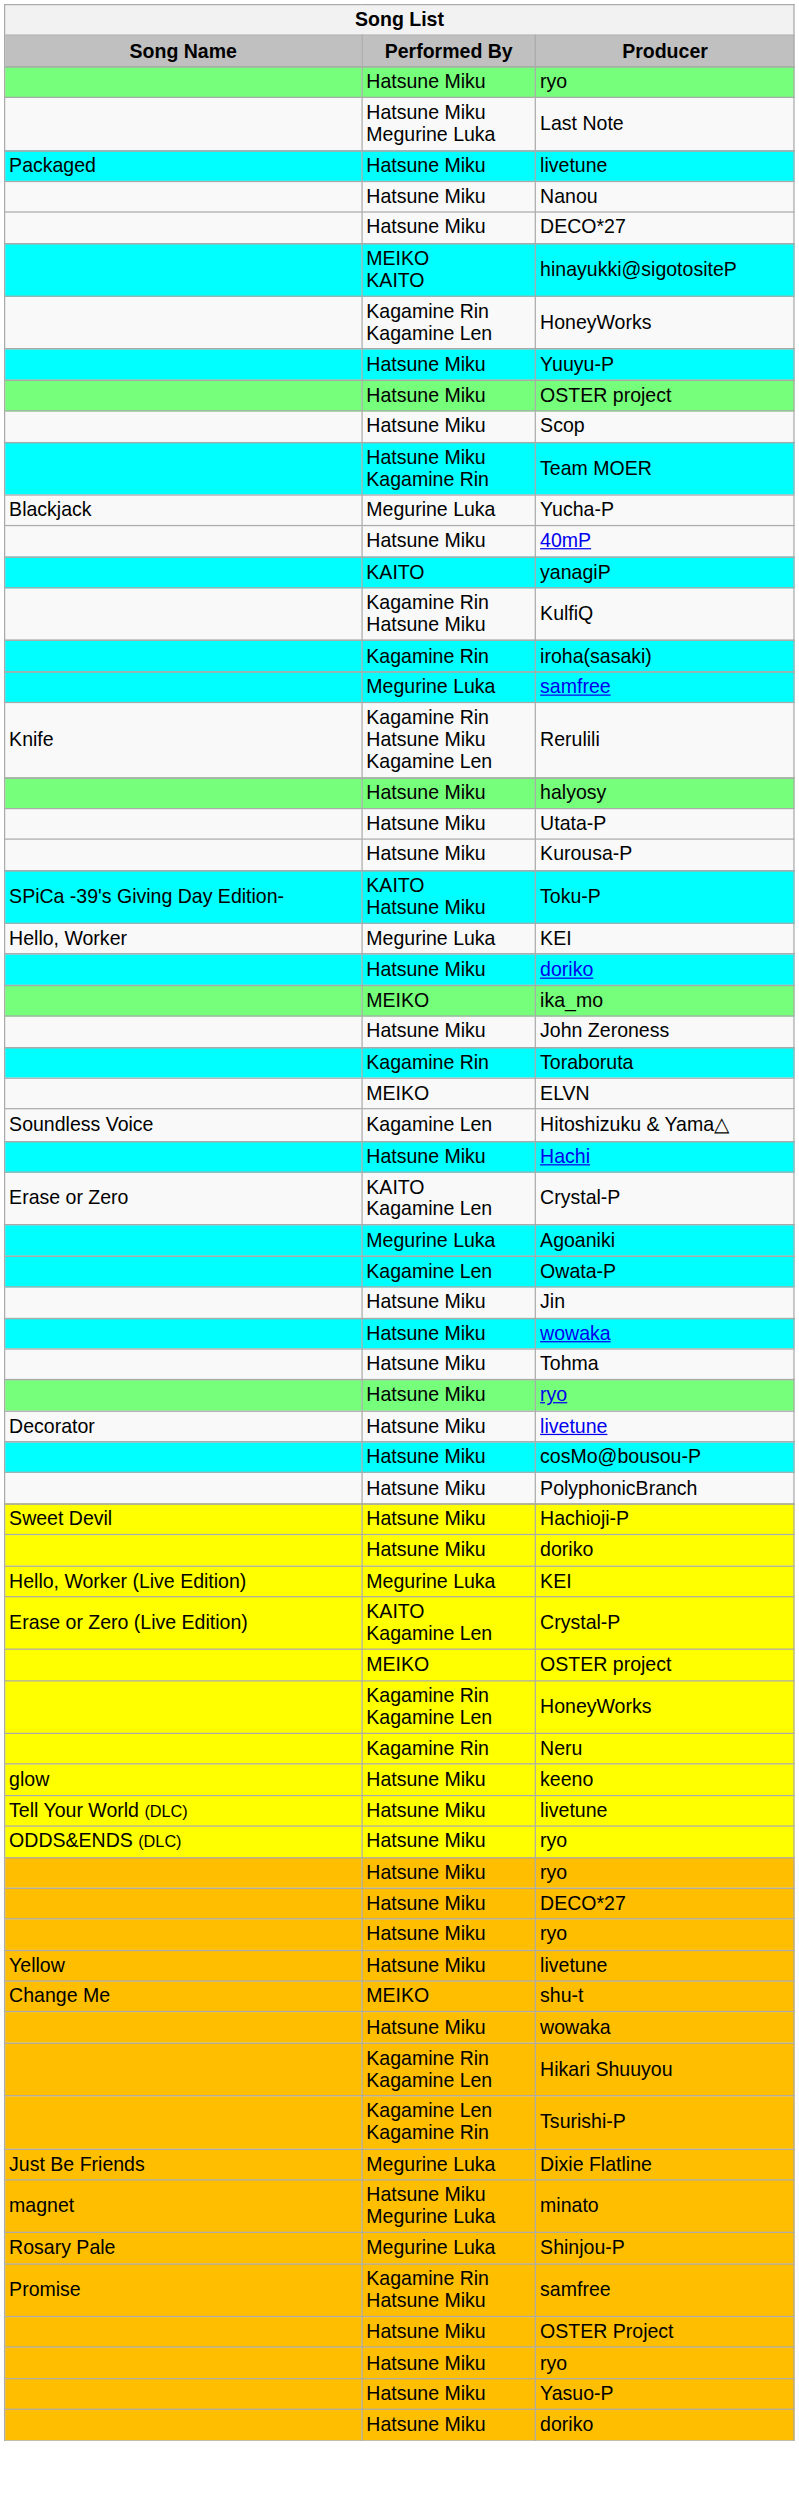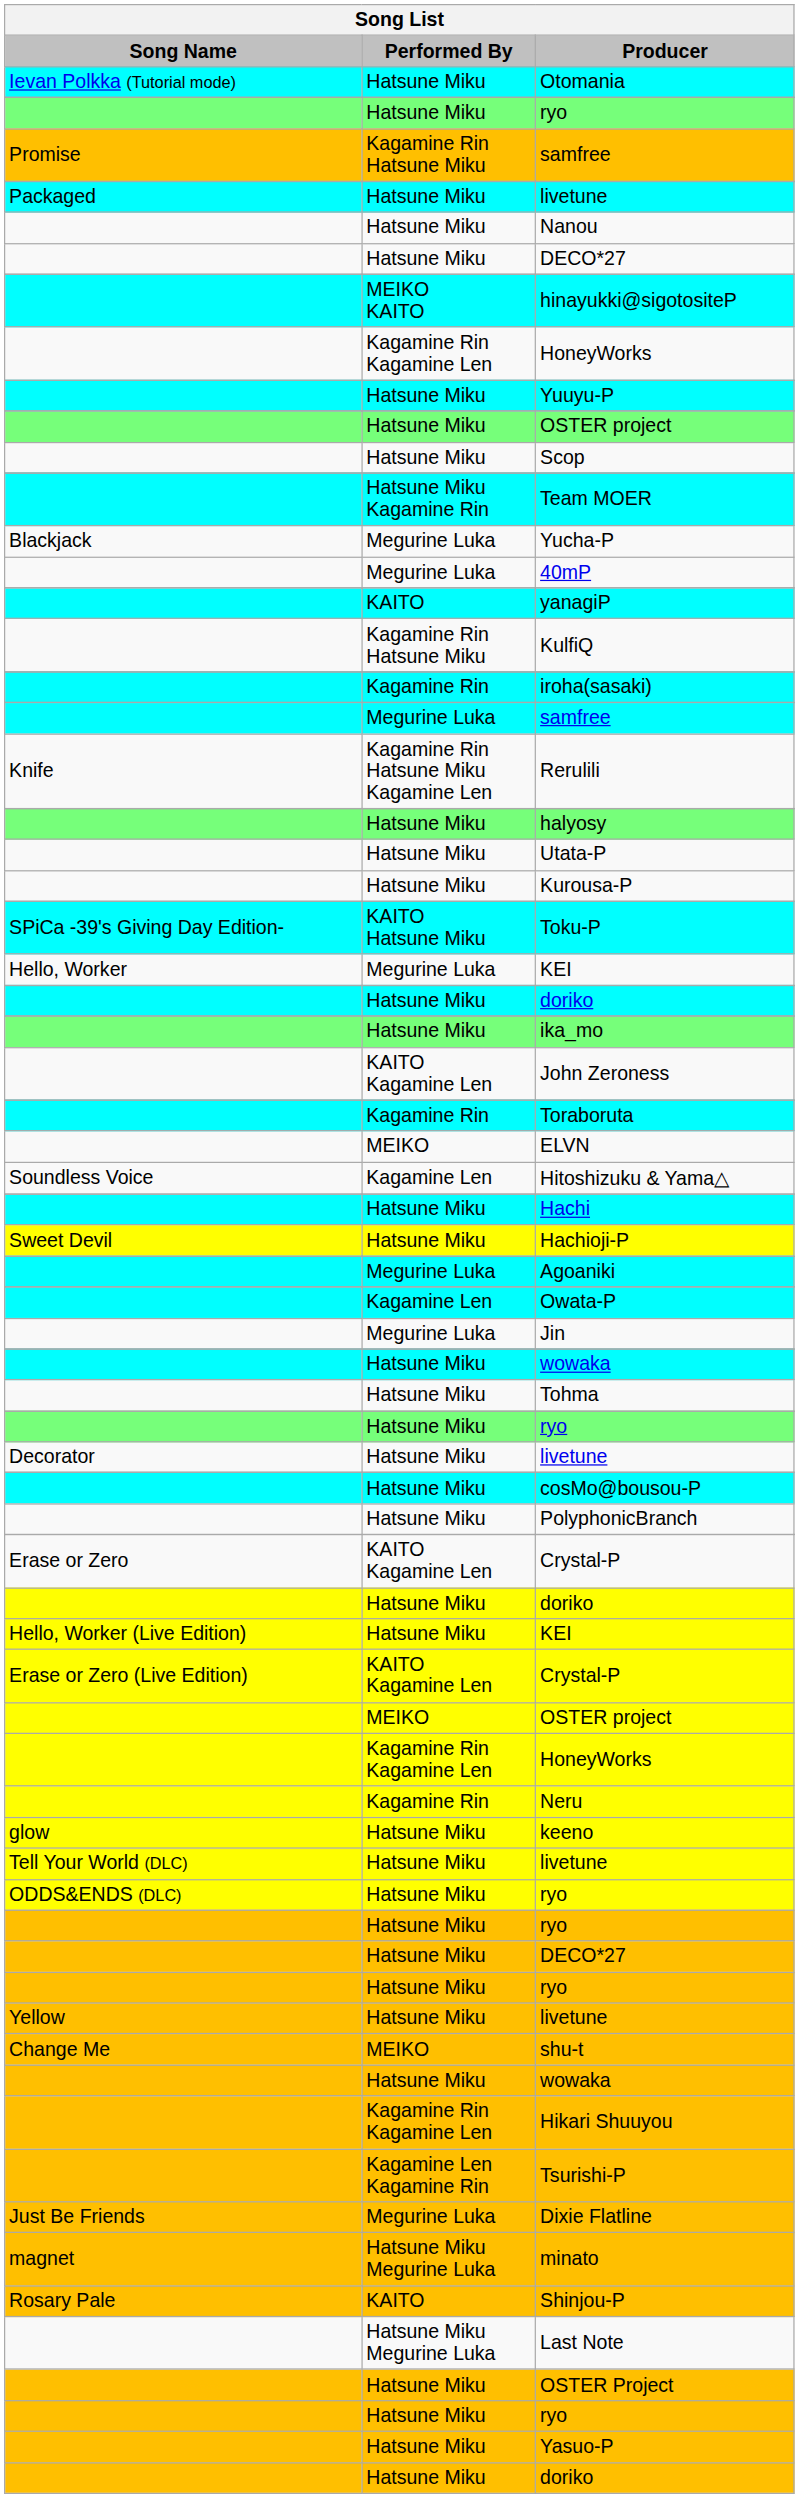+ row: (123, 81)
rows swapped: (183, 124) <-> (45, 2289)
(426, 541) Hatsune Miku -> (431, 572) Megurine Luka
(398, 1000) MEIKO -> (426, 1031) Hatsune Miku
(426, 1031) Hatsune Miku -> (429, 1073) KAITO Kagamine Len
rows swapped: (69, 1198) <-> (61, 1519)
(426, 1302) Hatsune Miku -> (431, 1333) Megurine Luka
(431, 1580) Megurine Luka -> (426, 1633) Hatsune Miku
(431, 2248) Megurine Luka -> (395, 2300) KAITO
